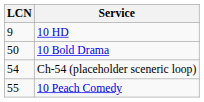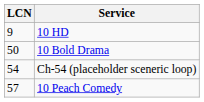(13, 87) 55 -> (13, 87) 57
